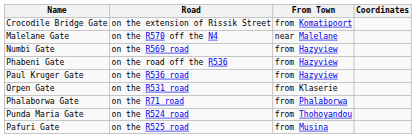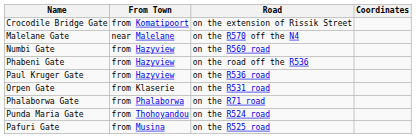columns swapped: (191, 11) <-> (313, 11)
